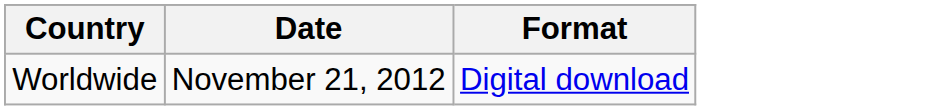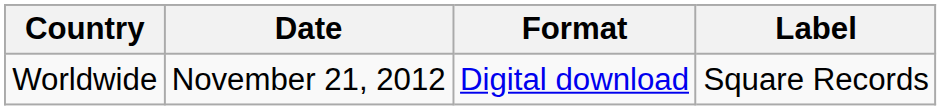+ column: (816, 29)
